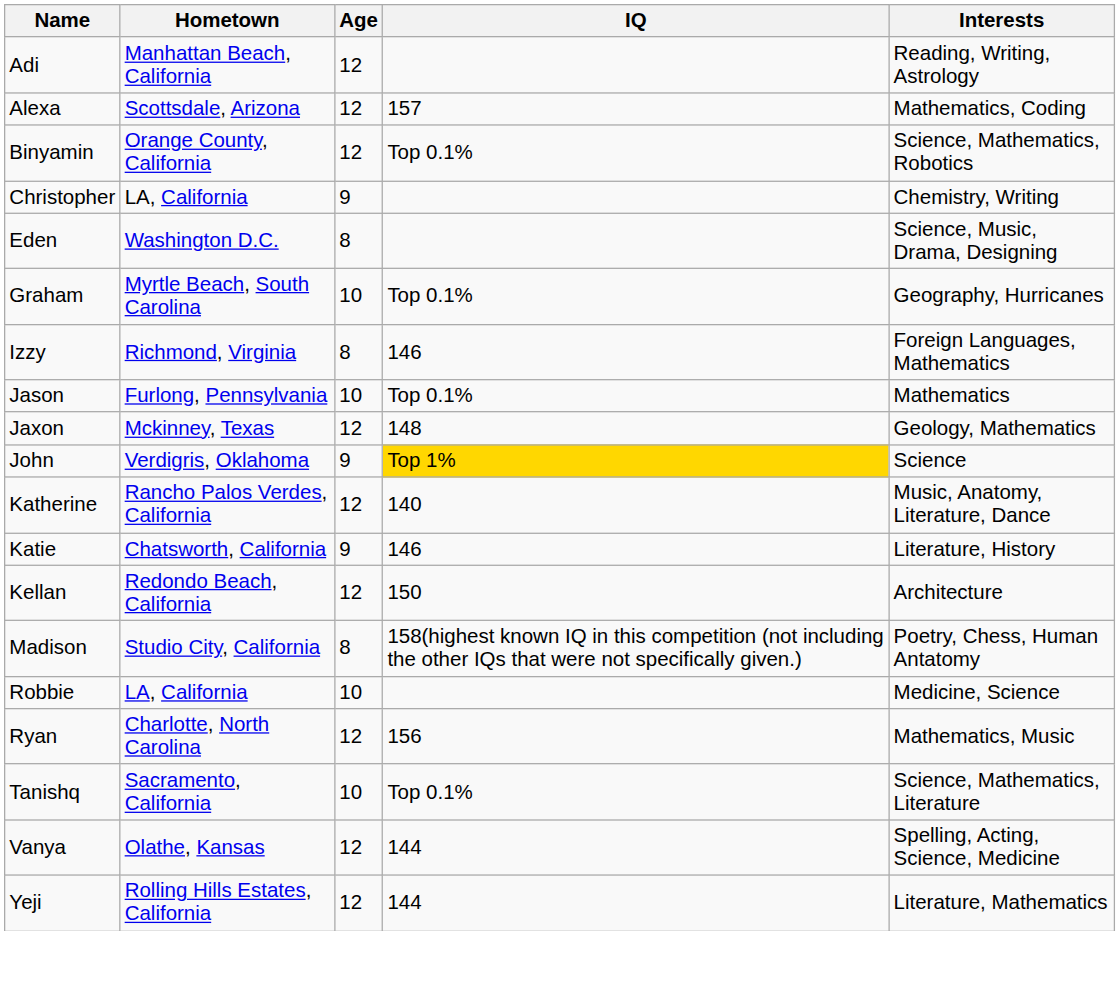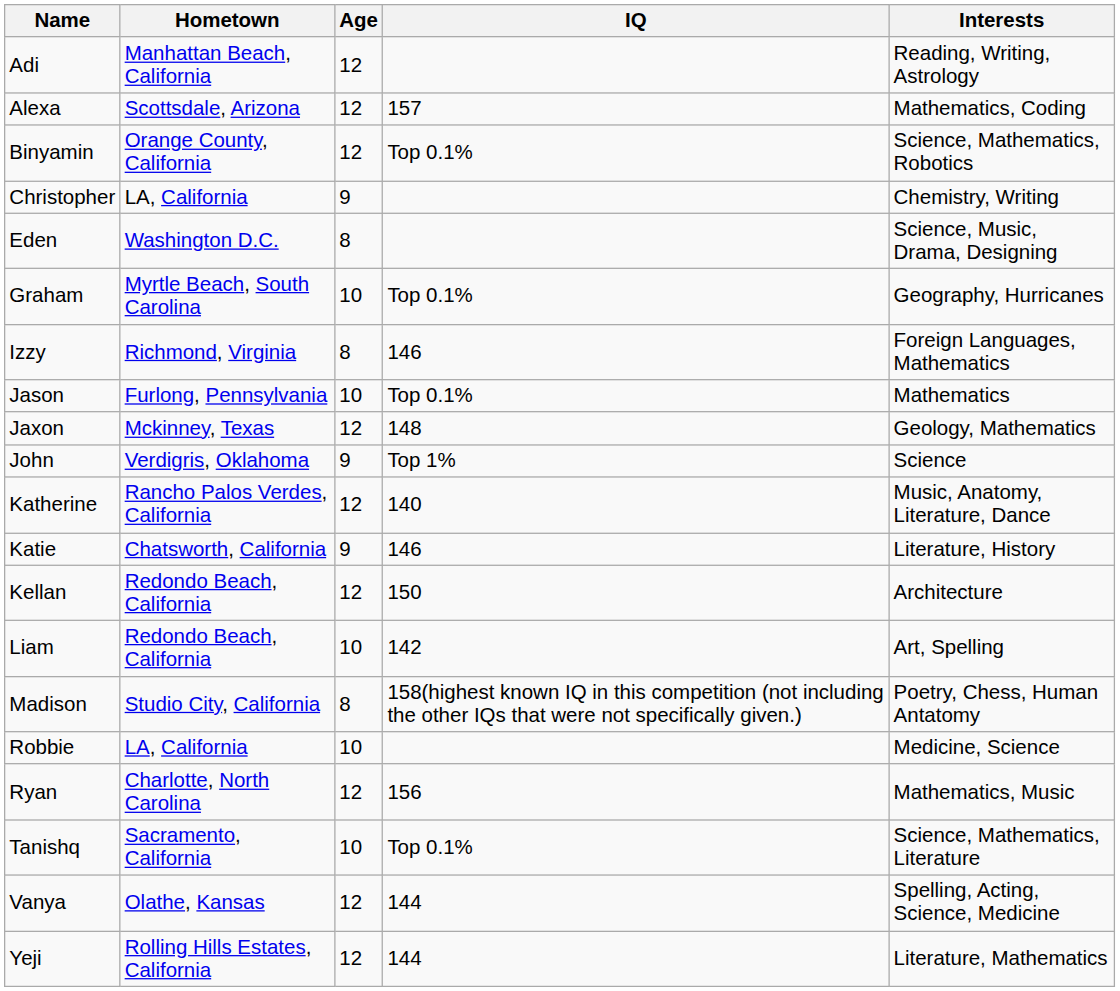(422, 460) gold background -> (422, 460) no background
+ row: (32, 648)
